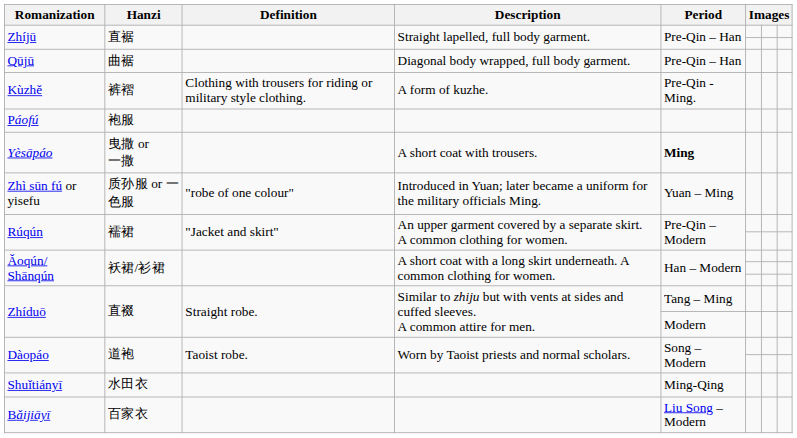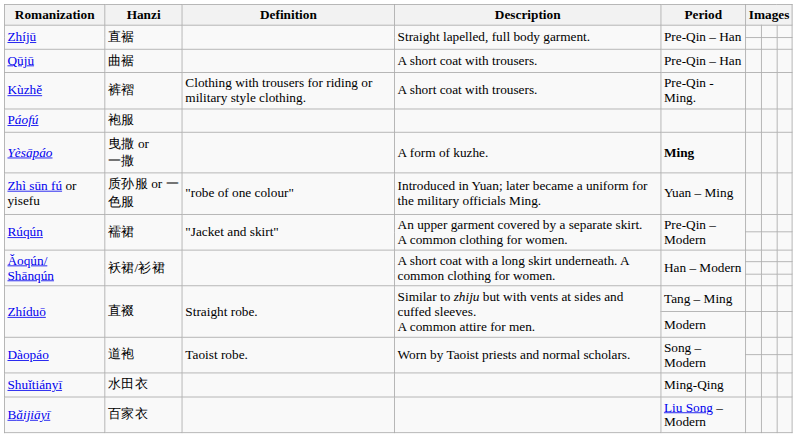(514, 60) Diagonal body wrapped, full body garment. -> (467, 60) A short coat with trousers.
(443, 90) A form of kuzhe. -> (467, 90) A short coat with trousers.
(467, 152) A short coat with trousers. -> (443, 152) A form of kuzhe.
